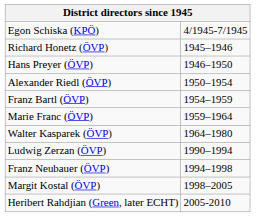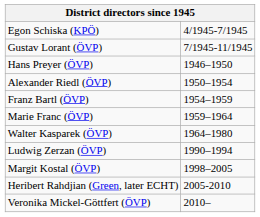+ row: (55, 47)
- row: (58, 47)
- row: (58, 168)
+ row: (79, 202)
